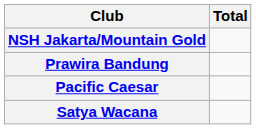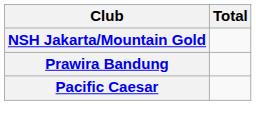- row: (107, 111)
